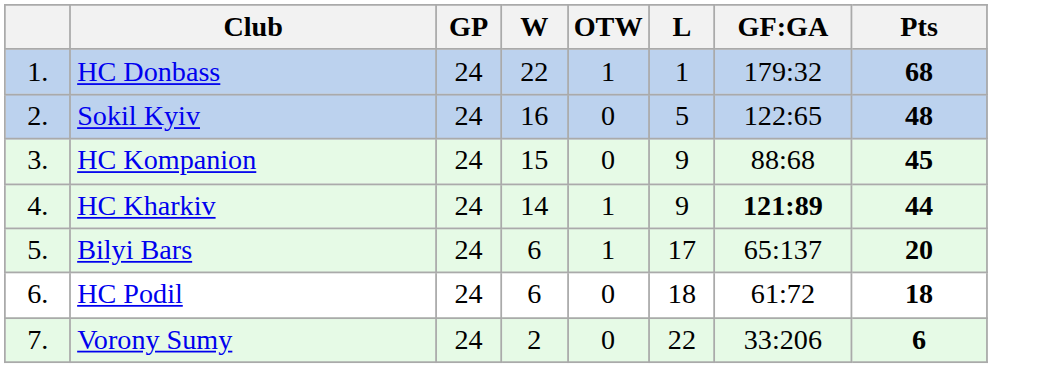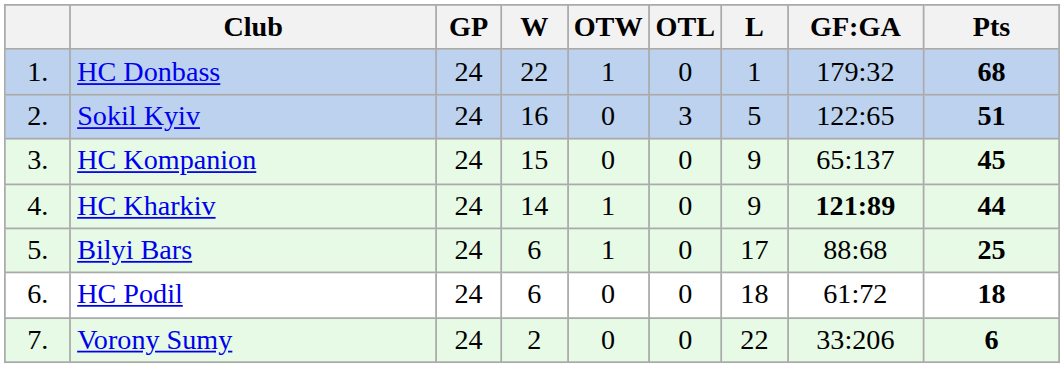+ column: (685, 26)
(919, 116) 48 -> (992, 116) 51
(783, 160) 88:68 -> (855, 160) 65:137
(783, 250) 65:137 -> (855, 250) 88:68
(919, 250) 20 -> (992, 250) 25
